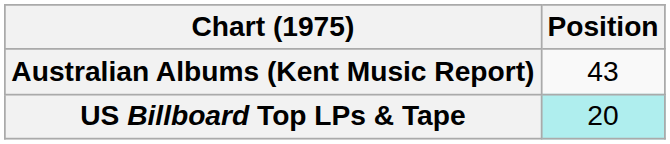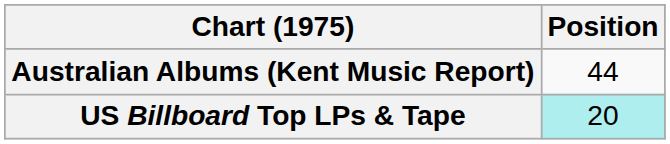(603, 71) 43 -> (603, 71) 44
